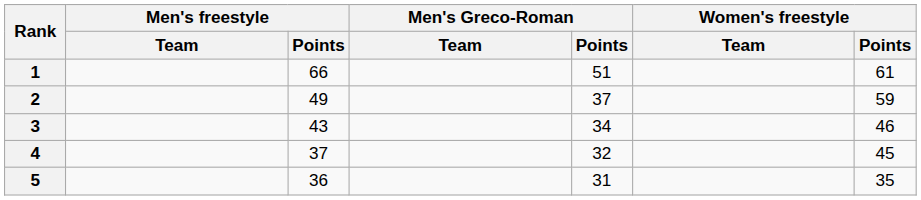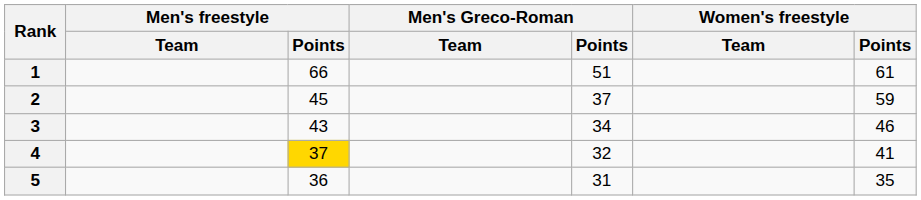(319, 99) 49 -> (319, 99) 45
(319, 153) no background -> (319, 153) gold background
(885, 153) 45 -> (885, 153) 41
